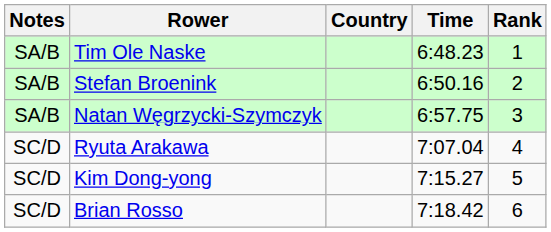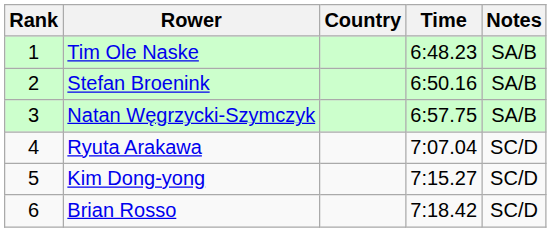columns swapped: (517, 20) <-> (37, 20)
